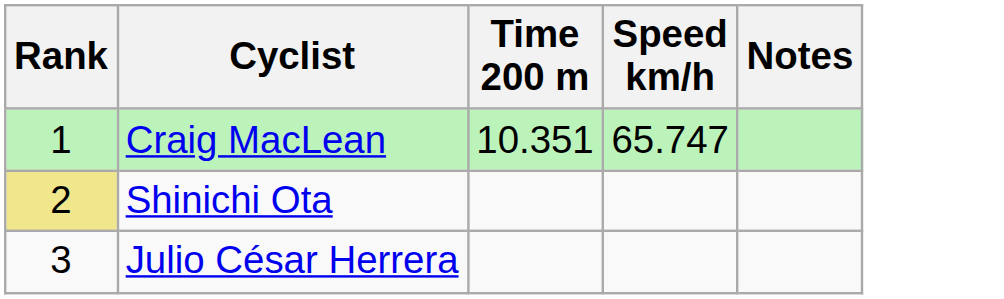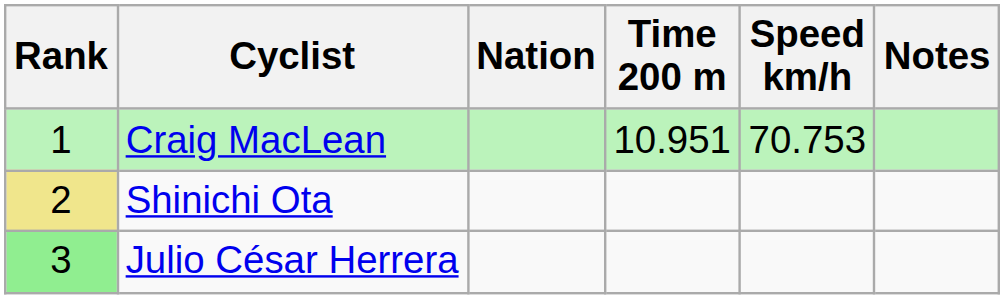+ column: (536, 56)
(535, 139) 10.351 -> (672, 139) 10.951
(670, 139) 65.747 -> (807, 139) 70.753
(61, 260) no background -> (61, 260) lightgreen background
